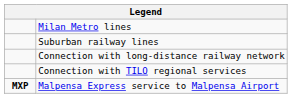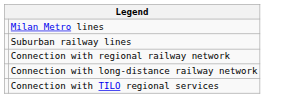+ row: (120, 56)
- row: (159, 86)
